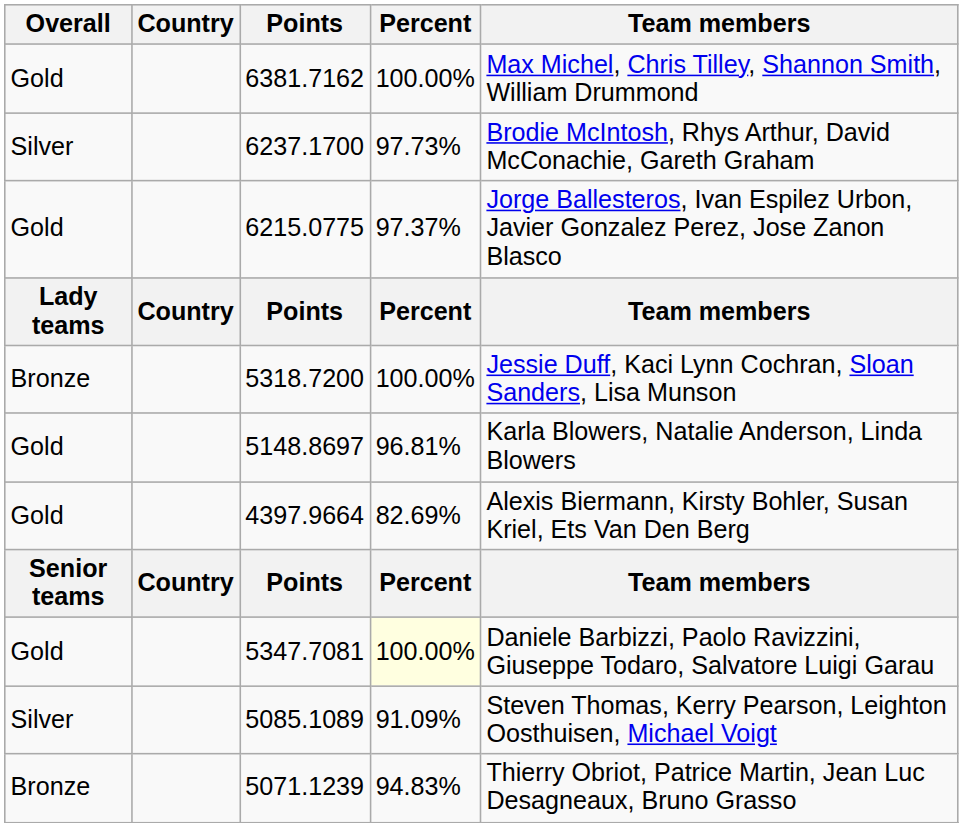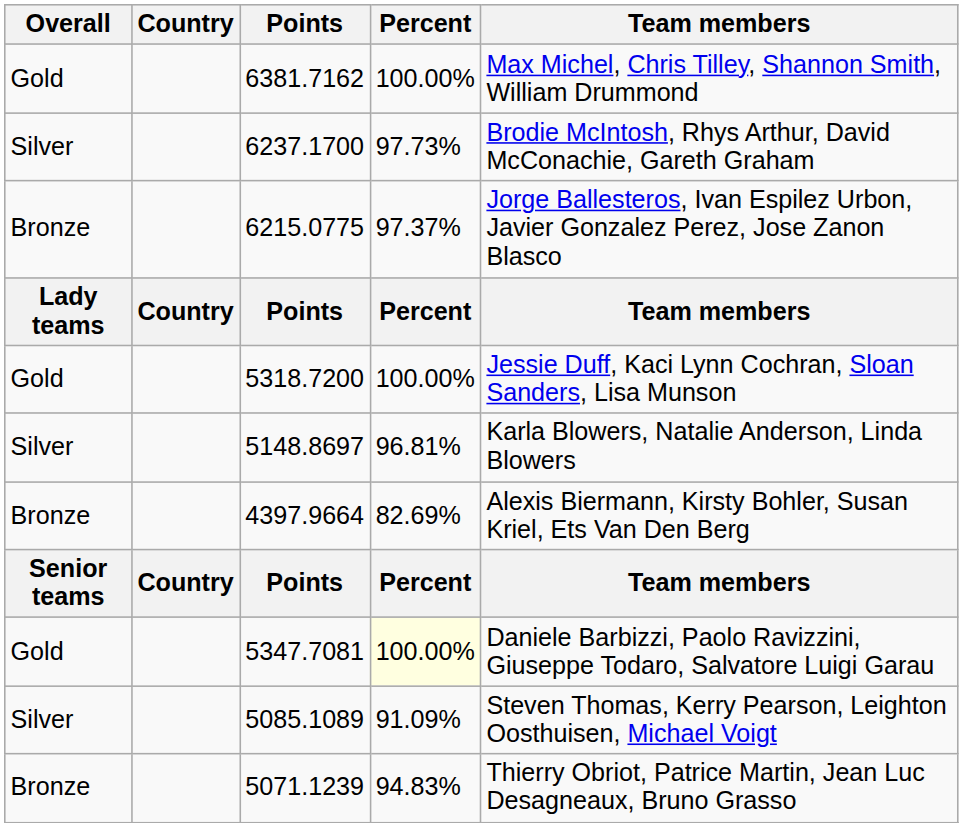(37, 228) Gold -> (50, 228) Bronze
(50, 379) Bronze -> (37, 379) Gold
(37, 447) Gold -> (42, 447) Silver
(37, 515) Gold -> (50, 515) Bronze
